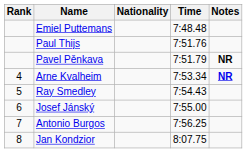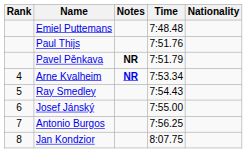columns swapped: (143, 12) <-> (225, 12)
